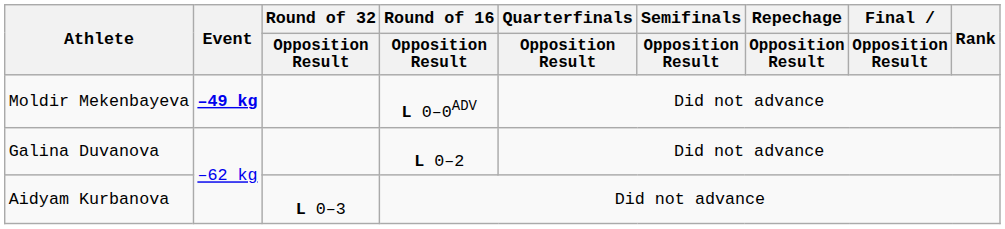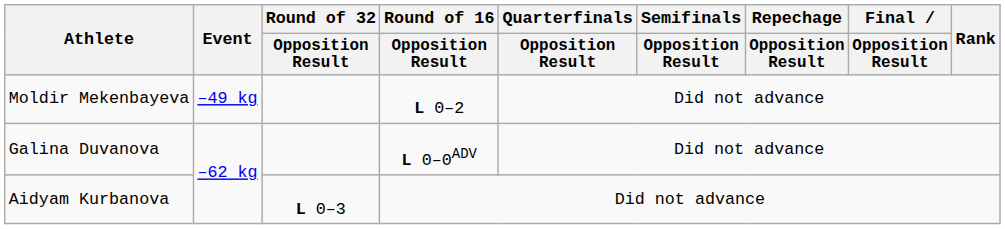(227, 101) bold -> (227, 99) normal
(439, 111) L 0–0ADV -> (439, 109) L 0–2
(439, 161) L 0–2 -> (439, 159) L 0–0ADV
